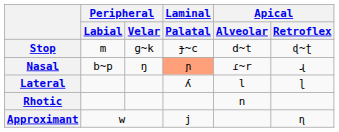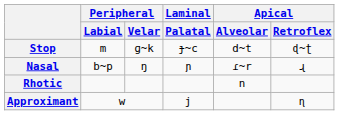(188, 66) lightsalmon background -> (188, 66) no background
- row: (43, 84)
